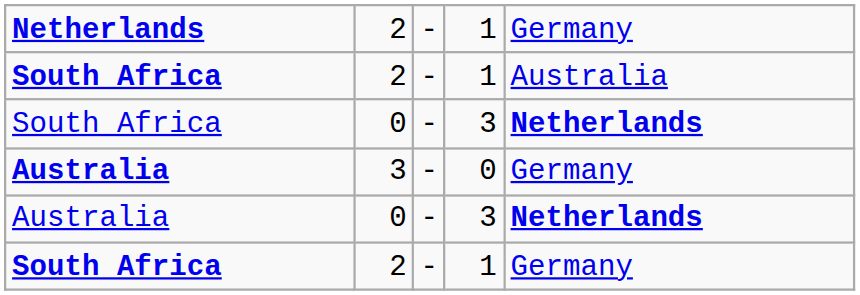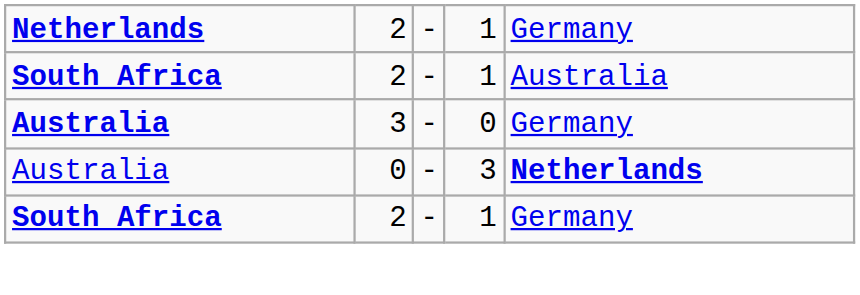- row: (117, 124)
